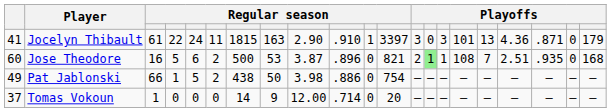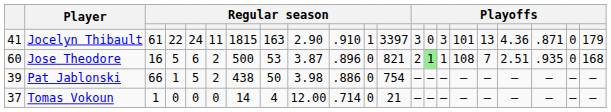(15, 78) 49 -> (15, 78) 39
(274, 98) 9 -> (274, 98) 4
(394, 98) 20 -> (394, 98) 21
